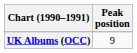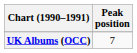(112, 40) 9 -> (112, 40) 7
